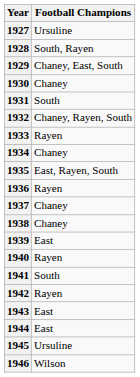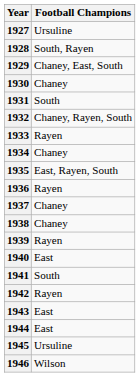(44, 240) East -> (48, 240) Rayen
(48, 258) Rayen -> (44, 258) East
